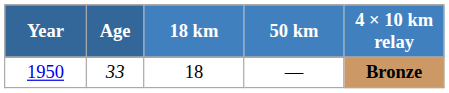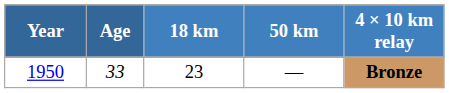(194, 72) 18 -> (194, 72) 23
